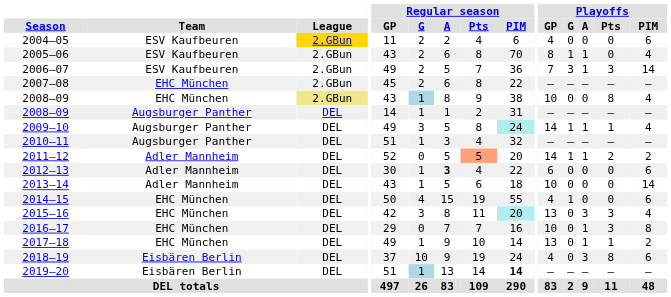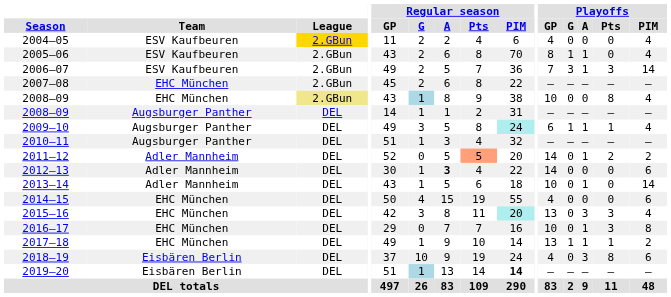(648, 40) 6 -> (648, 40) 4
(551, 127) 14 -> (551, 127) 6
(571, 156) 1 -> (571, 156) 0
(551, 170) 6 -> (551, 170) 14
(585, 185) 0 -> (585, 185) 1
(571, 199) 1 -> (571, 199) 0
(571, 242) 0 -> (571, 242) 1
